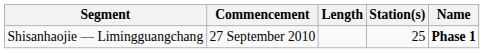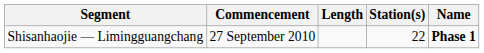(418, 36) 25 -> (418, 36) 22
